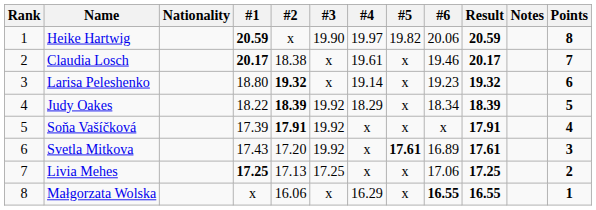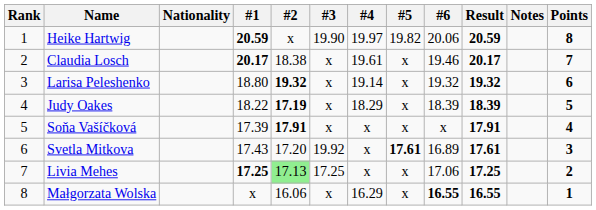(443, 82) 19.23 -> (443, 82) 19.32
(291, 104) 18.39 -> (291, 104) 17.19
(329, 104) 19.92 -> (329, 104) x
(443, 104) 18.34 -> (443, 104) 18.39
(329, 127) 19.92 -> (329, 127) x
(291, 171) no background -> (291, 171) lightgreen background
